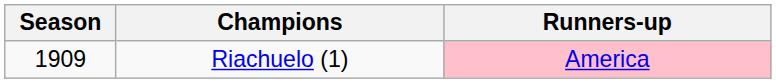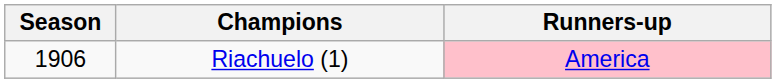(60, 59) 1909 -> (60, 59) 1906
